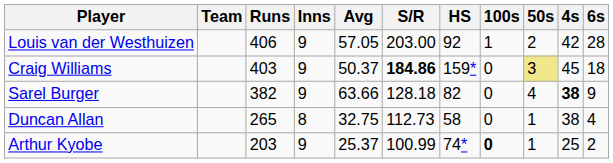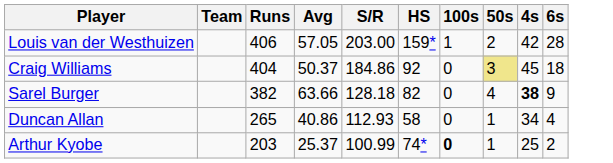- column: (314, 17)
(452, 42) 92 -> (419, 42) 159*
(263, 68) 403 -> (263, 68) 404
(411, 68) bold -> (370, 68) normal
(460, 68) 159* -> (411, 68) 92
(359, 119) 32.75 -> (318, 119) 40.86
(410, 119) 112.73 -> (370, 119) 112.93
(571, 119) 38 -> (530, 119) 34
